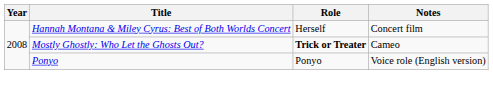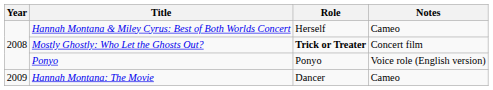(397, 28) Concert film -> (385, 28) Cameo
(385, 45) Cameo -> (397, 45) Concert film
+ row: (93, 77)
